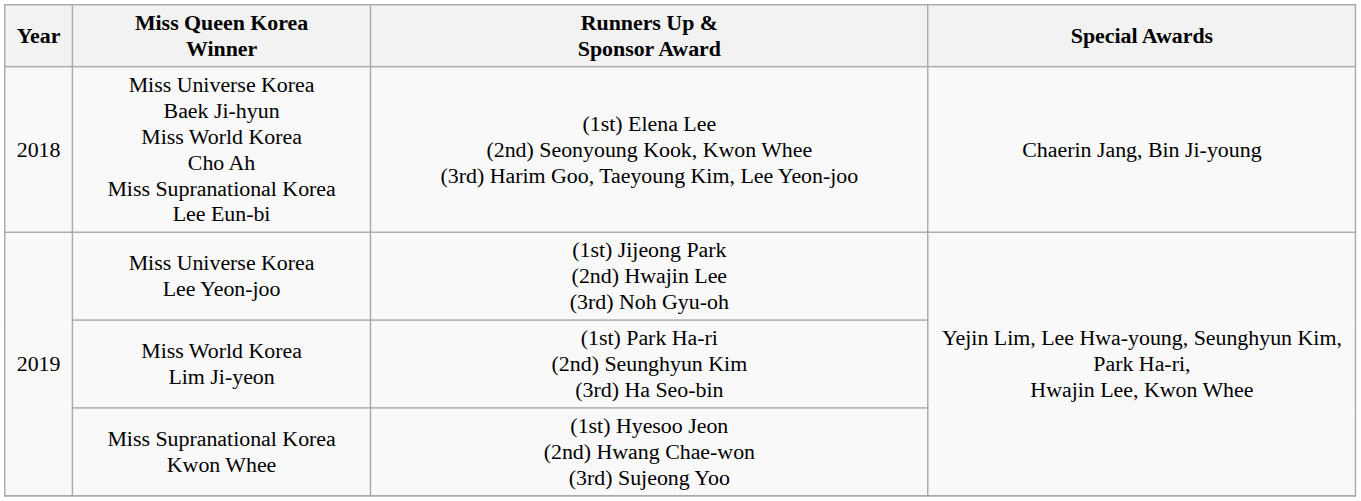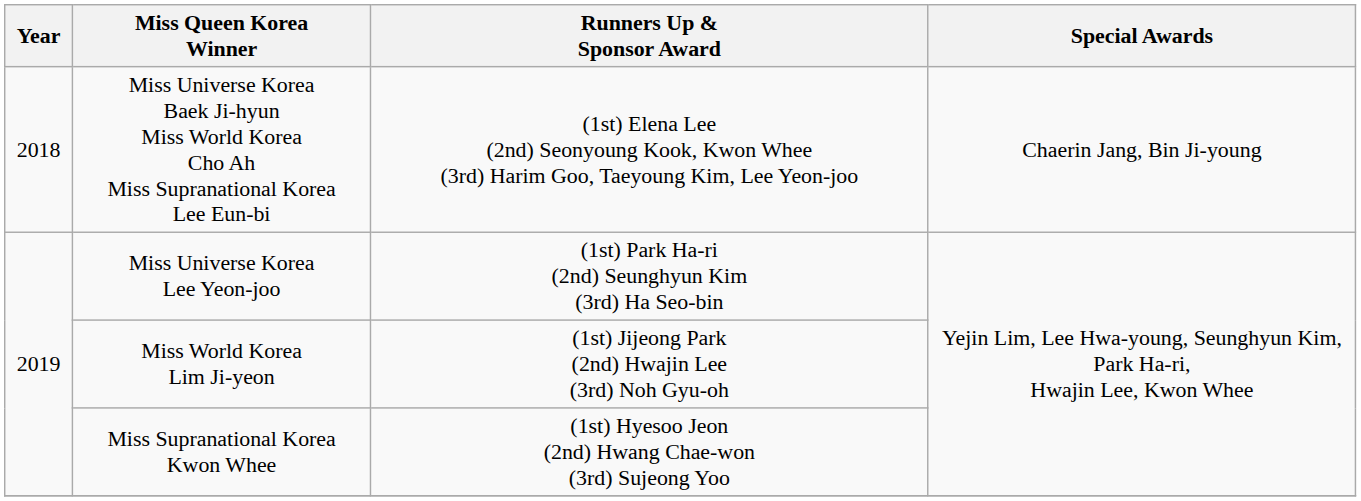(649, 276) (1st) Jijeong Park (2nd) Hwajin Lee (3rd) Noh Gyu-oh -> (649, 276) (1st) Park Ha-ri (2nd) Seunghyun Kim (3rd) Ha Seo-bin
(649, 364) (1st) Park Ha-ri (2nd) Seunghyun Kim (3rd) Ha Seo-bin -> (649, 364) (1st) Jijeong Park (2nd) Hwajin Lee (3rd) Noh Gyu-oh
